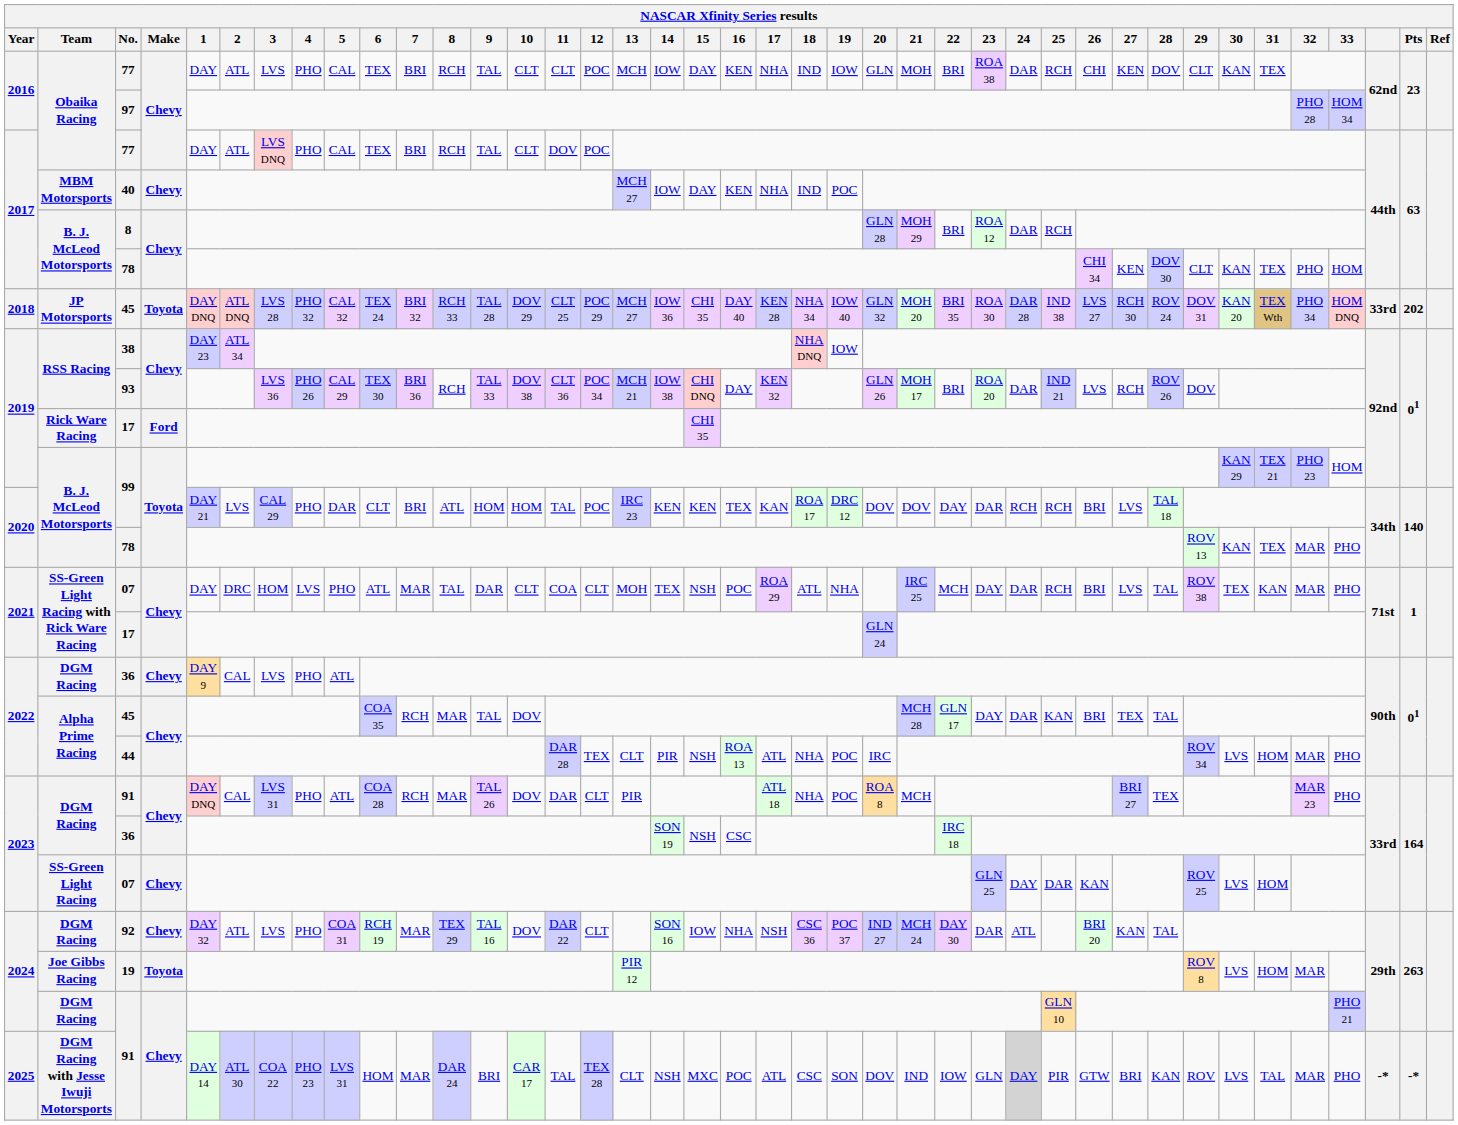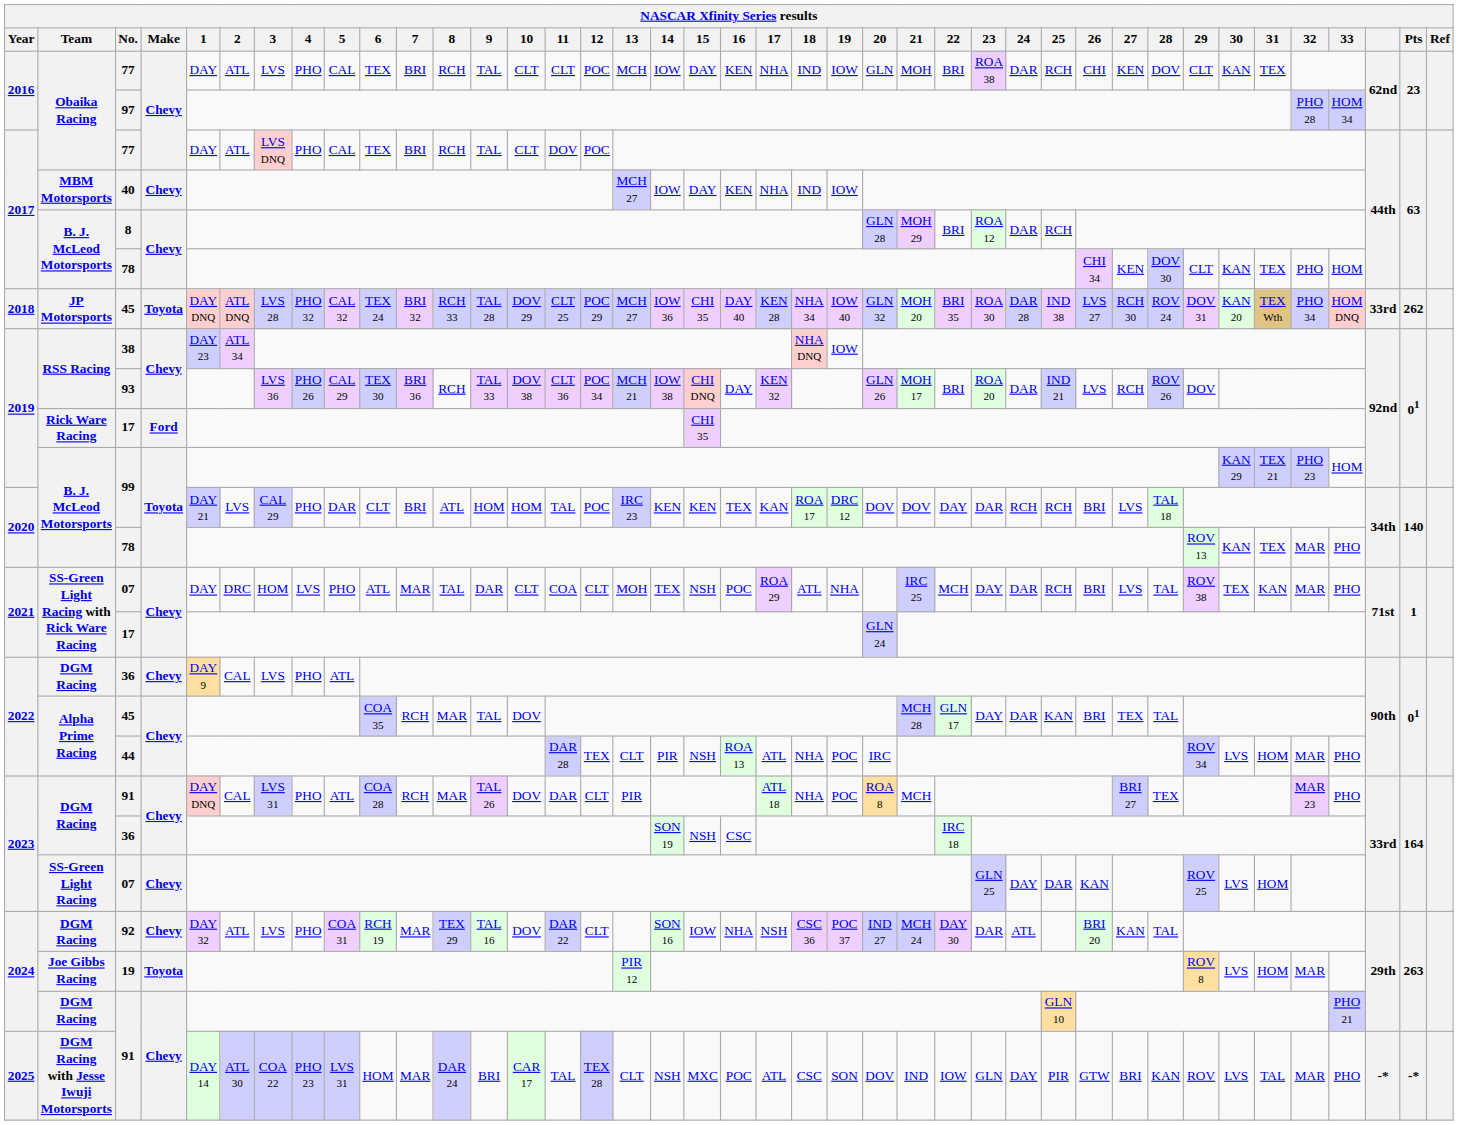(845, 189) POC -> (845, 189) IOW
(1414, 308) 202 -> (1414, 308) 262
(1024, 1075) lightgrey background -> (1024, 1075) no background
